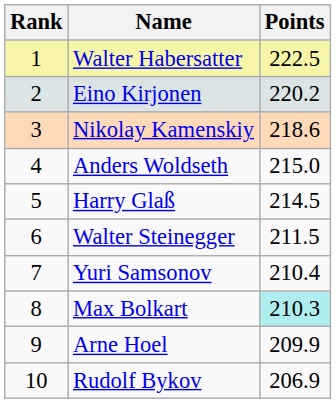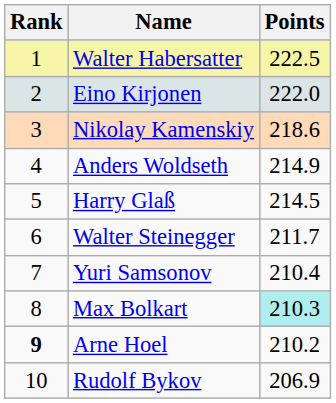(295, 93) 220.2 -> (295, 93) 222.0
(295, 165) 215.0 -> (295, 165) 214.9
(295, 237) 211.5 -> (295, 237) 211.7
(36, 344) normal -> (36, 344) bold
(295, 344) 209.9 -> (295, 344) 210.2
